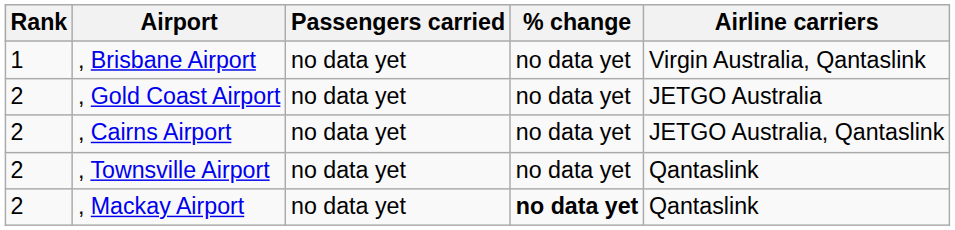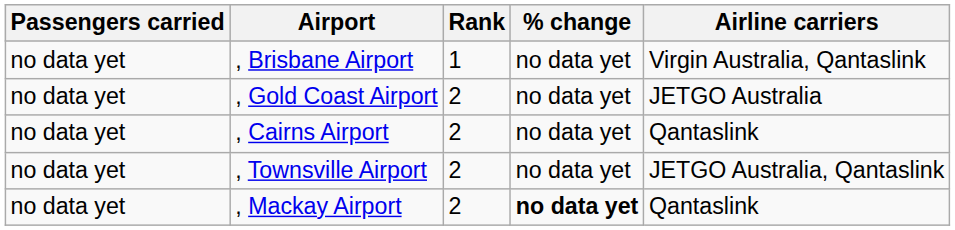columns swapped: (39, 22) <-> (398, 22)
(797, 133) JETGO Australia, Qantaslink -> (704, 133) Qantaslink
(704, 170) Qantaslink -> (797, 170) JETGO Australia, Qantaslink
